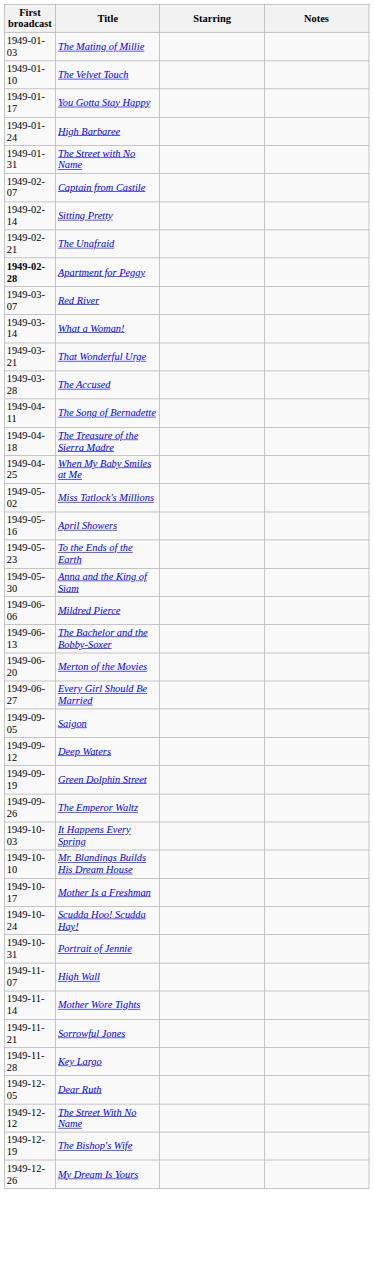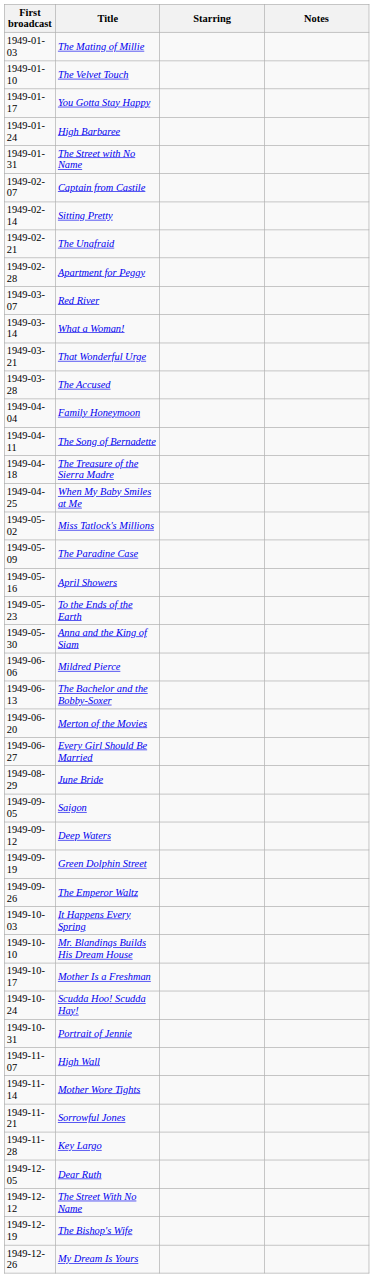(26, 272) bold -> (26, 272) normal
+ row: (99, 413)
+ row: (98, 554)
+ row: (81, 779)
